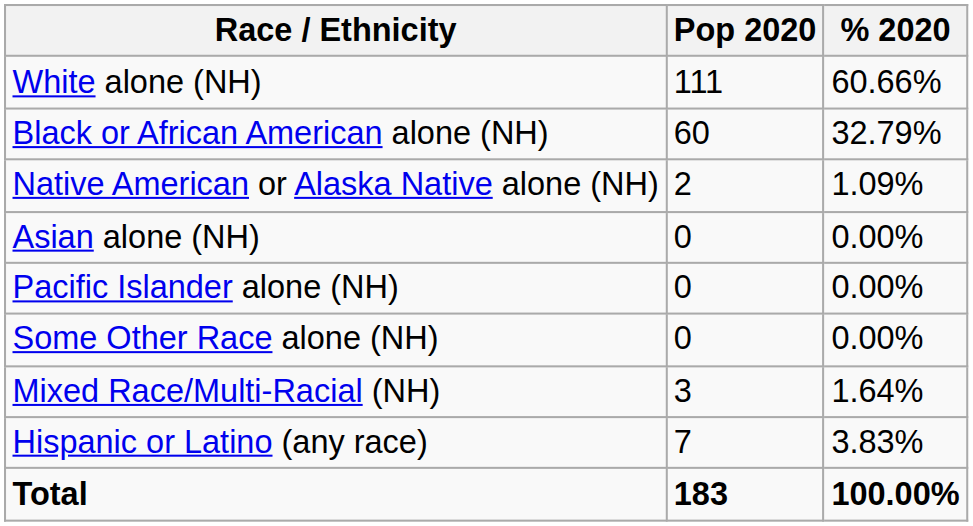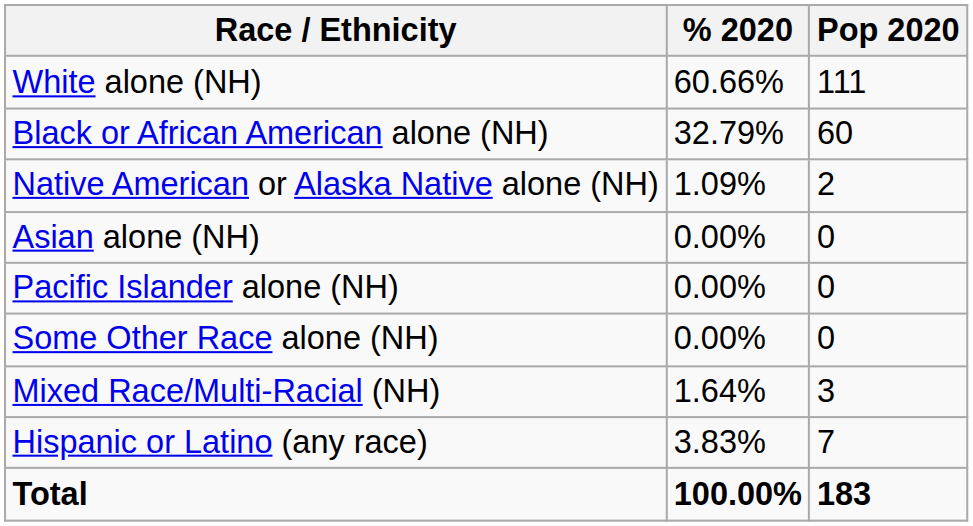columns swapped: (745, 30) <-> (896, 30)
